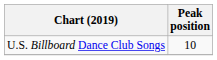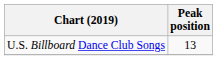(190, 45) 10 -> (190, 45) 13
